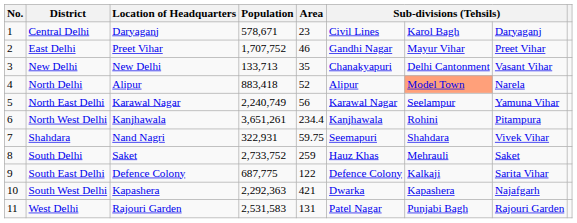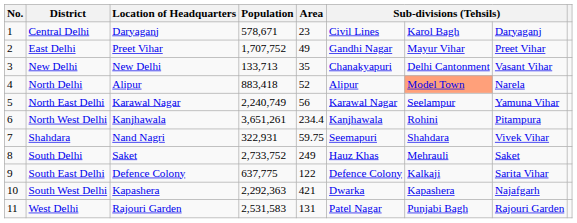(304, 48) 46 -> (304, 48) 49
(307, 155) 259 -> (307, 155) 249
(259, 173) 687,775 -> (259, 173) 637,775
